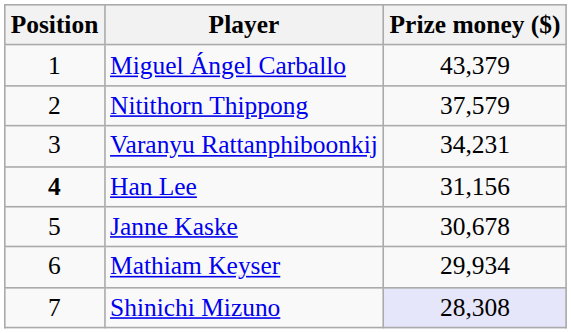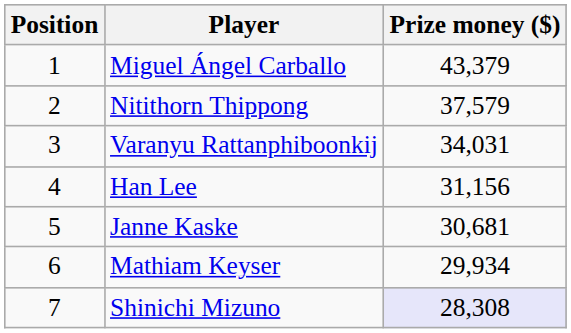(475, 145) 34,231 -> (475, 145) 34,031
(54, 186) bold -> (54, 186) normal
(475, 226) 30,678 -> (475, 226) 30,681
